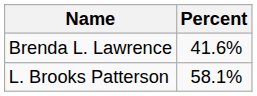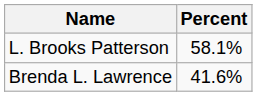rows swapped: (89, 76) <-> (90, 47)
